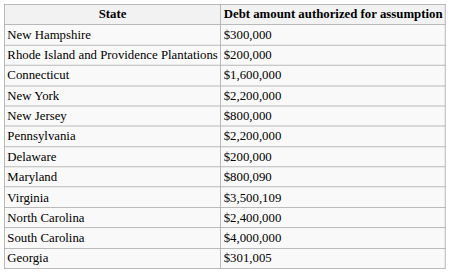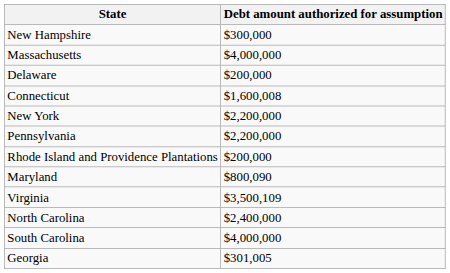+ row: (44, 55)
rows swapped: (113, 55) <-> (32, 156)
(253, 75) $1,600,000 -> (253, 95) $1,600,008
- row: (37, 116)
